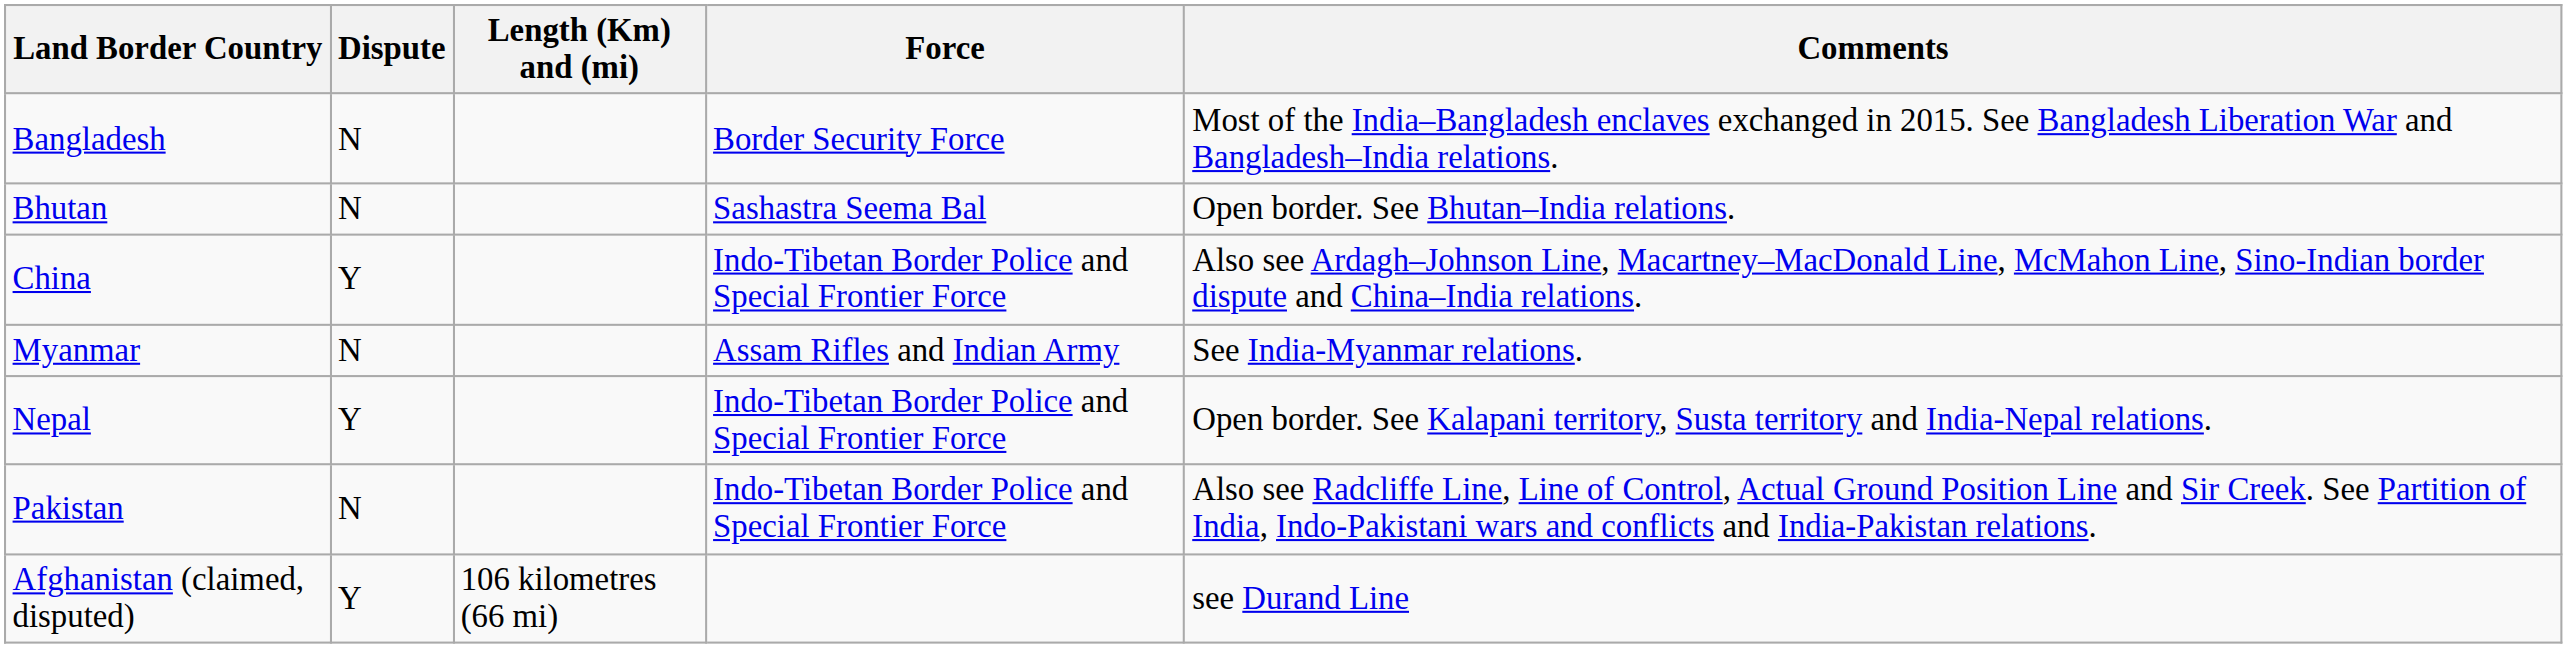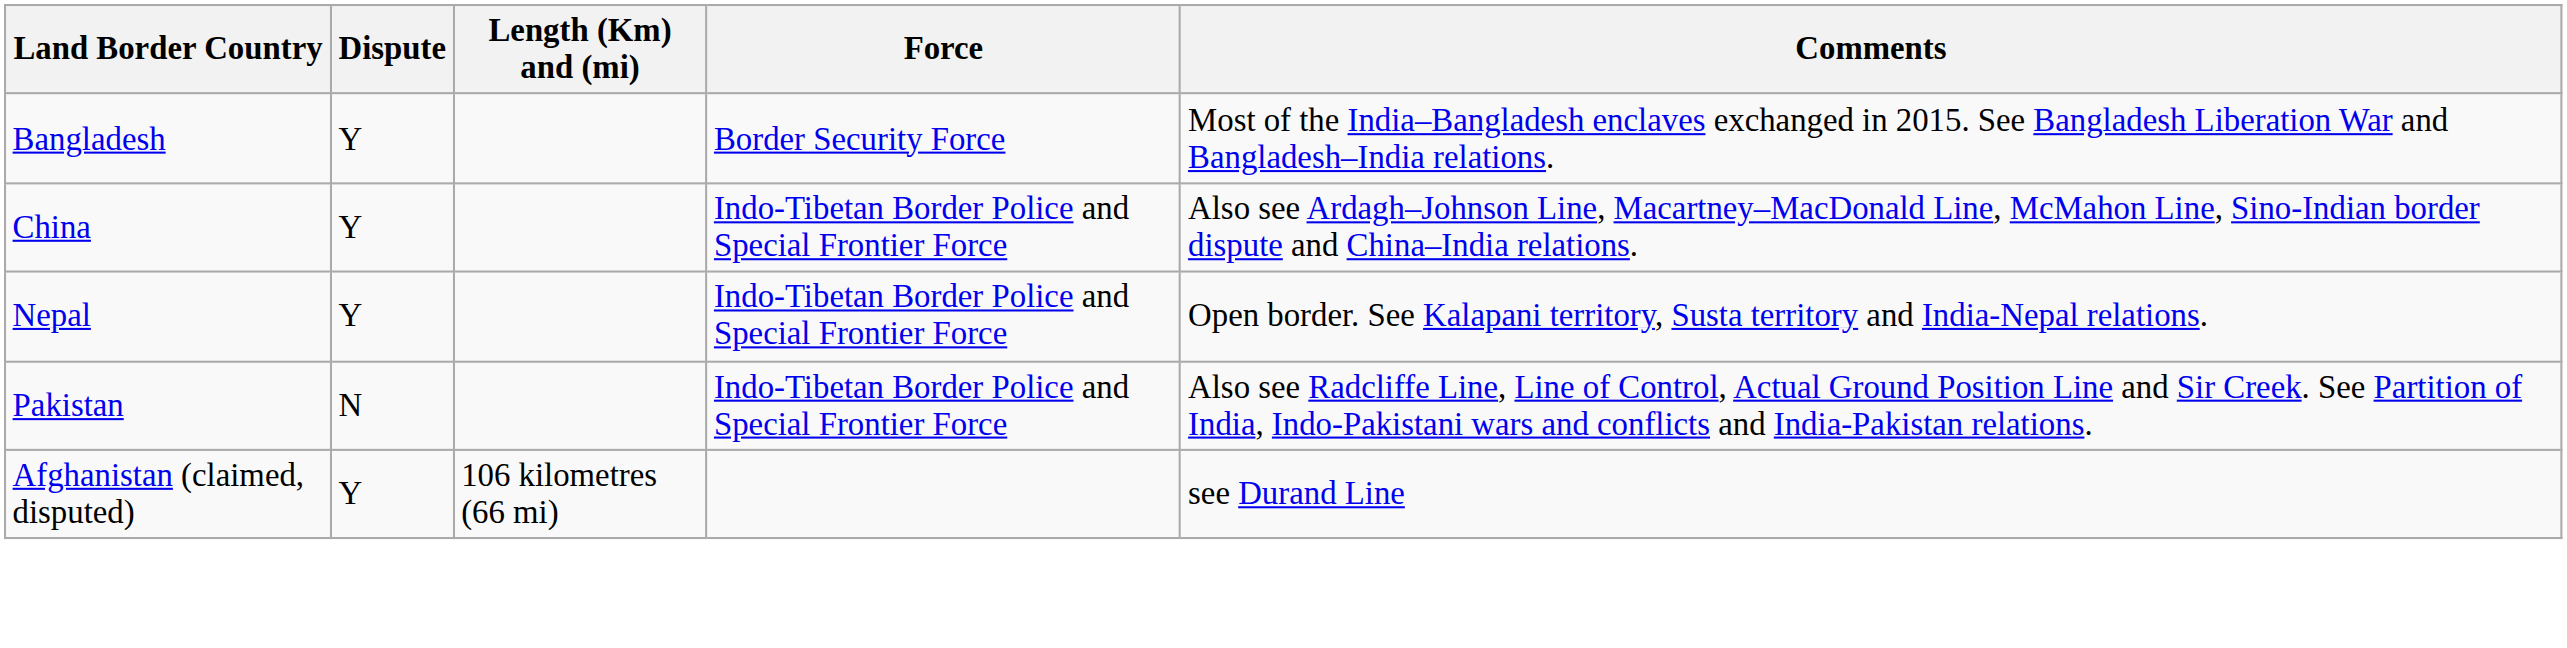(350, 137) N -> (350, 137) Y
- row: (60, 208)
- row: (76, 349)
